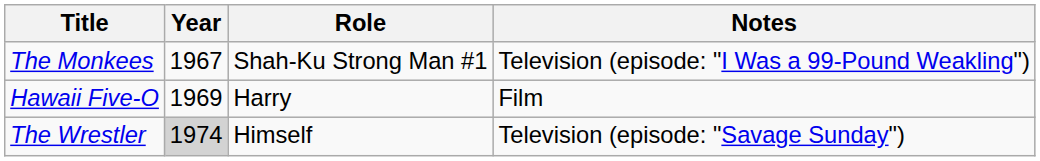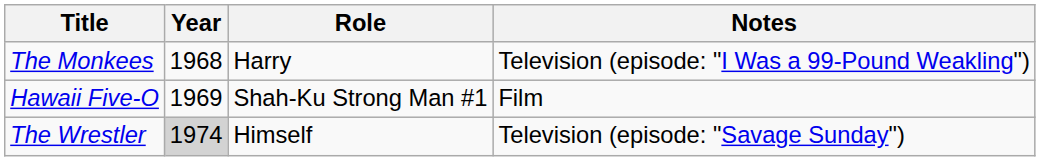(196, 60) 1967 -> (196, 60) 1968
(360, 60) Shah-Ku Strong Man #1 -> (262, 60) Harry
(262, 98) Harry -> (360, 98) Shah-Ku Strong Man #1
